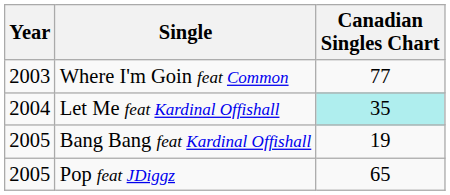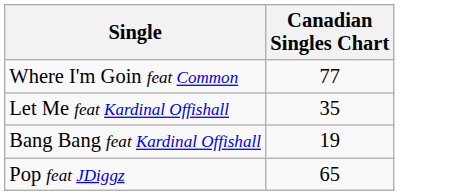- column: (30, 32)
(380, 108) paleturquoise background -> (330, 108) no background
